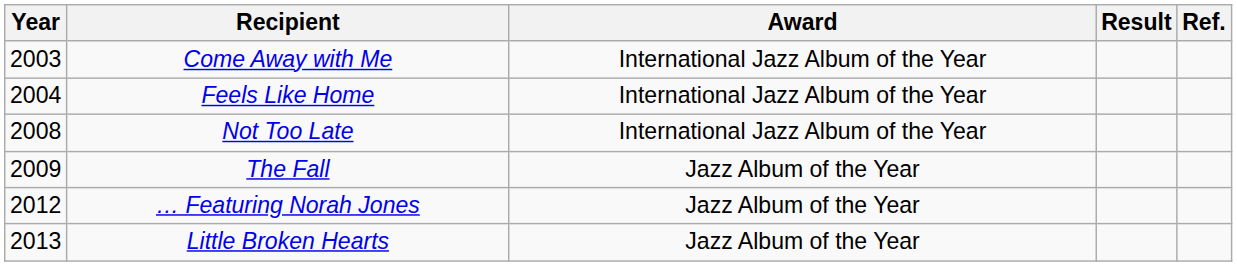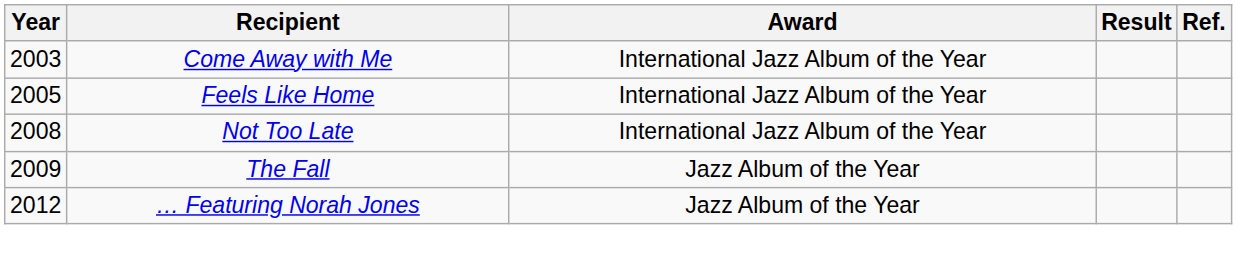(36, 95) 2004 -> (36, 95) 2005
- row: (288, 242)
